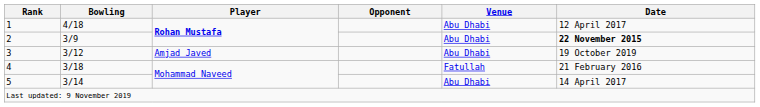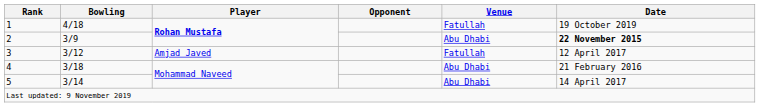(467, 25) Abu Dhabi -> (464, 25) Fatullah
(592, 25) 12 April 2017 -> (598, 25) 19 October 2019
(467, 53) Abu Dhabi -> (464, 53) Fatullah
(598, 53) 19 October 2019 -> (592, 53) 12 April 2017
(464, 67) Fatullah -> (467, 67) Abu Dhabi
